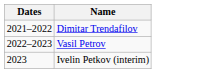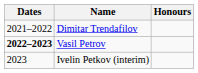+ column: (172, 12)
(29, 44) normal -> (29, 44) bold
